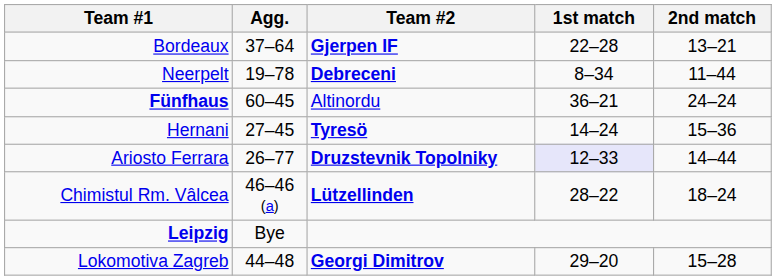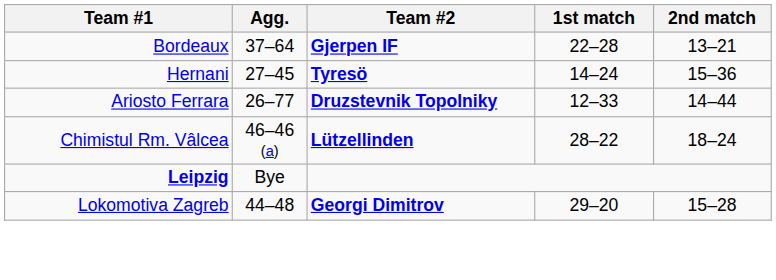- row: (195, 74)
- row: (189, 102)
(594, 158) lavender background -> (594, 102) no background
